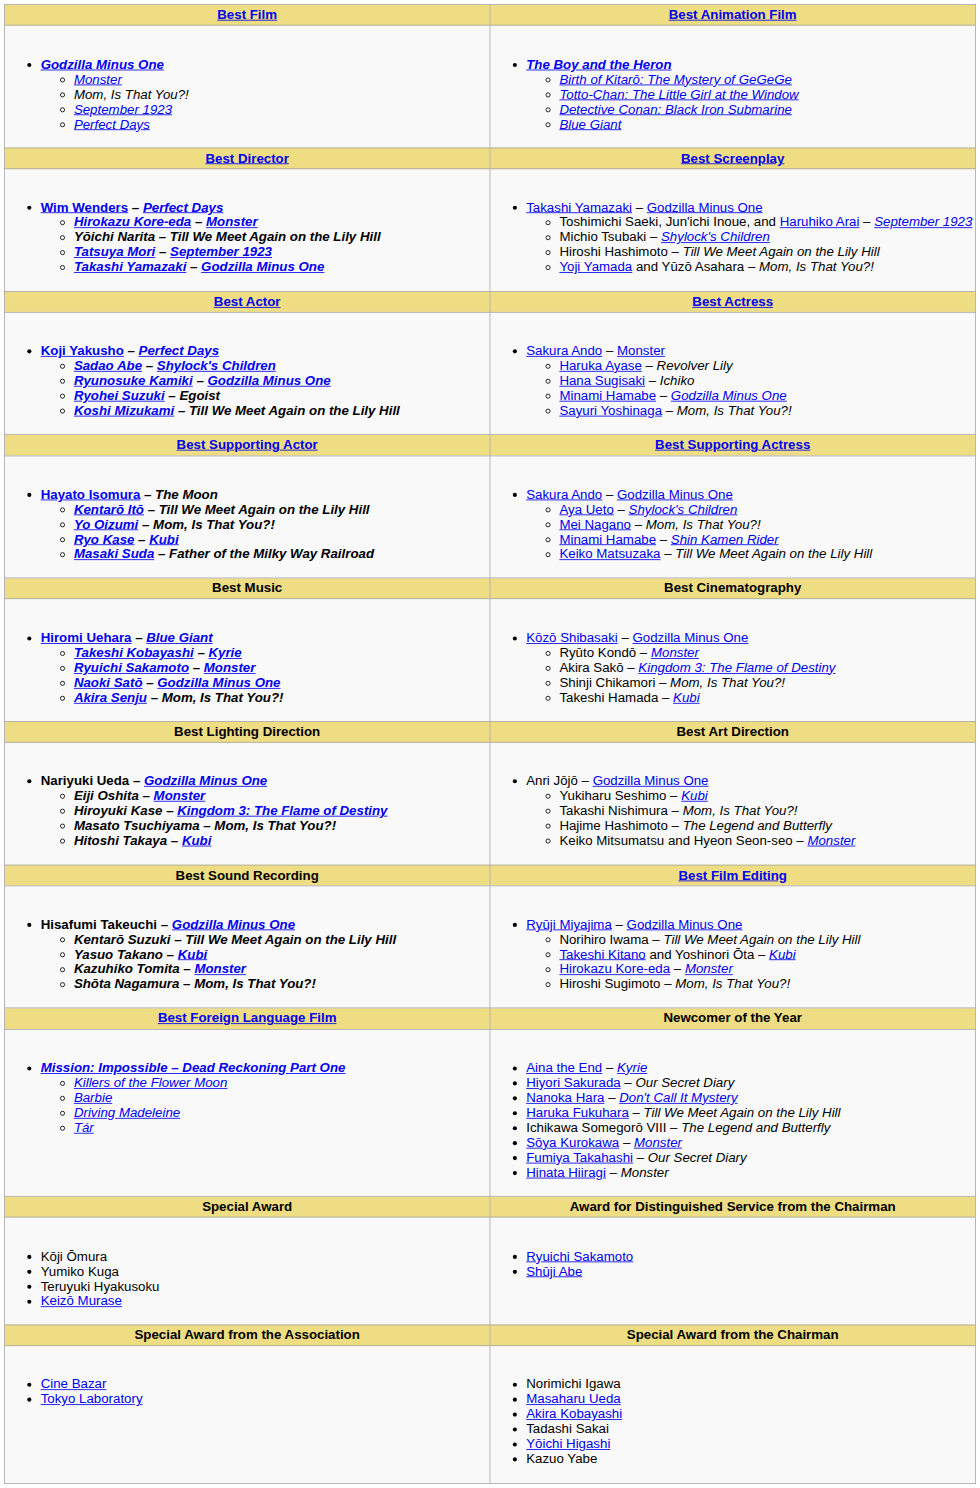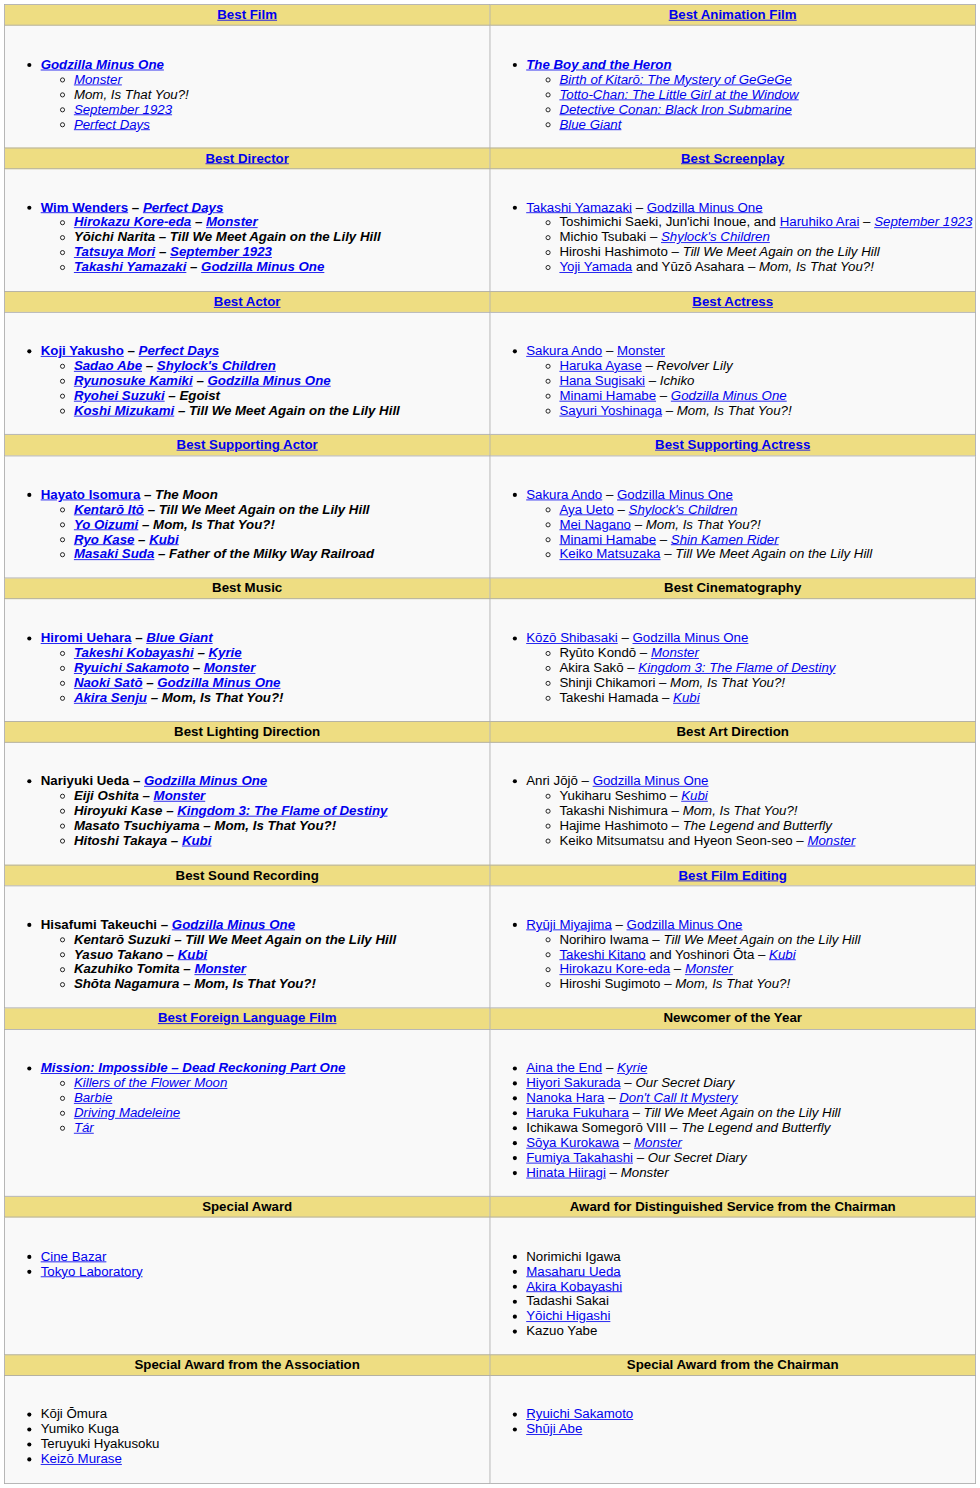rows swapped: (247, 1392) <-> (247, 1279)
